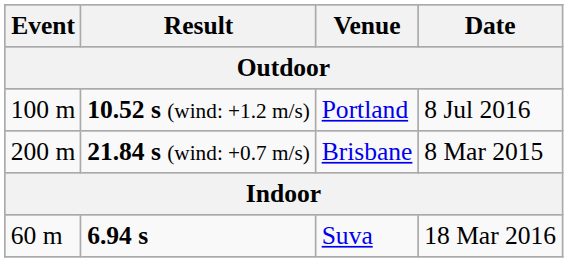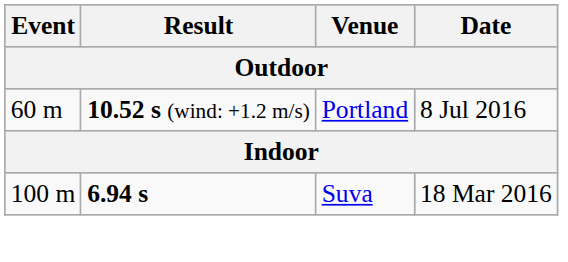(43, 109) 100 m -> (37, 109) 60 m
- row: (198, 152)
(37, 236) 60 m -> (43, 194) 100 m
